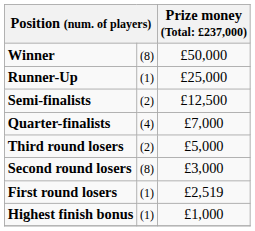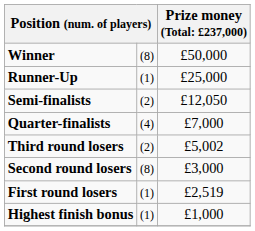(204, 100) £12,500 -> (204, 100) £12,050
(204, 146) £5,000 -> (204, 146) £5,002
